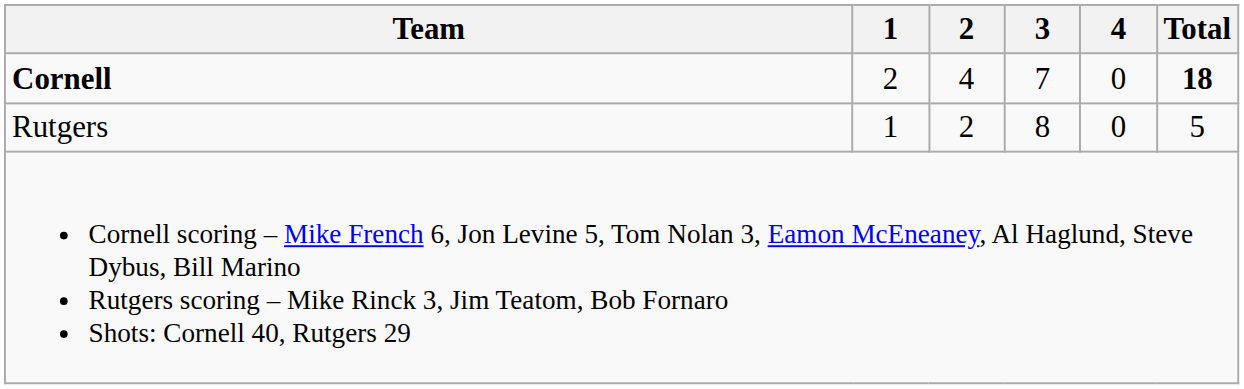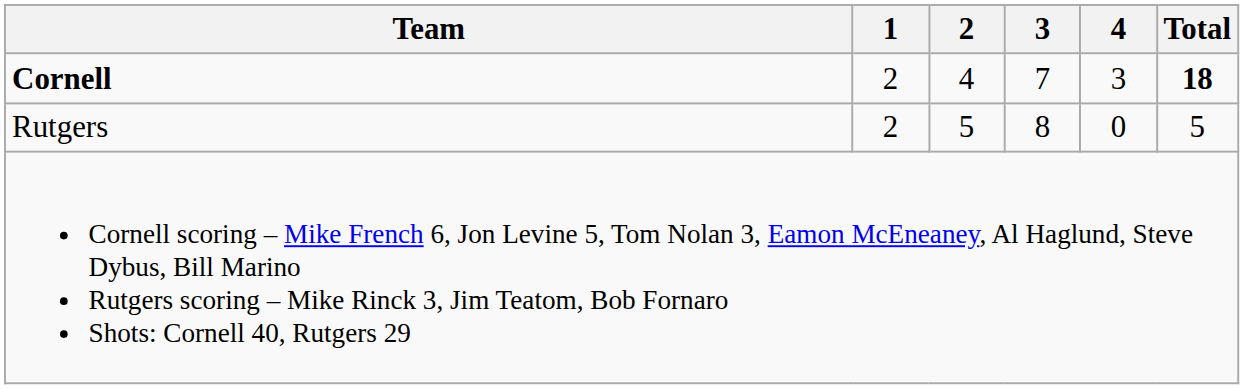(1118, 77) 0 -> (1118, 77) 3
(891, 126) 1 -> (891, 126) 2
(966, 126) 2 -> (966, 126) 5
